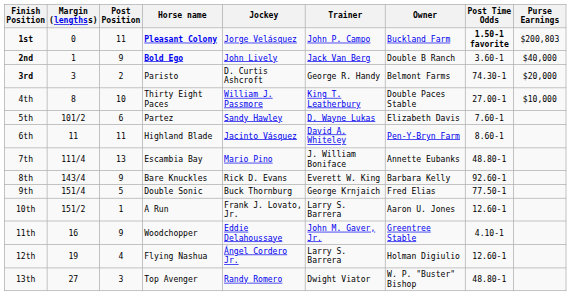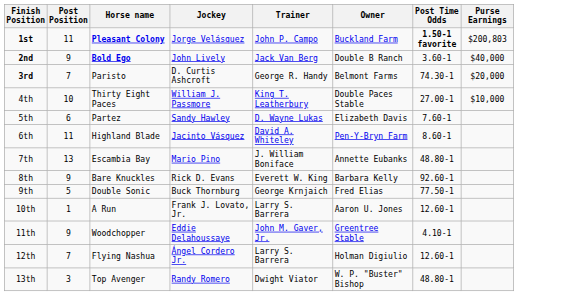- column: (73, 16)
(121, 76) 2 -> (68, 76) 7
(121, 256) 4 -> (68, 256) 7
